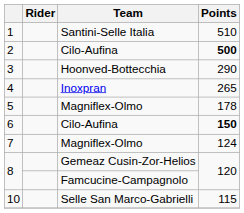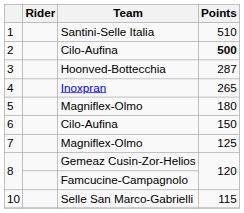(227, 69) 290 -> (227, 69) 287
(227, 106) 178 -> (227, 106) 180
(227, 124) bold -> (227, 124) normal
(227, 143) 124 -> (227, 143) 125
